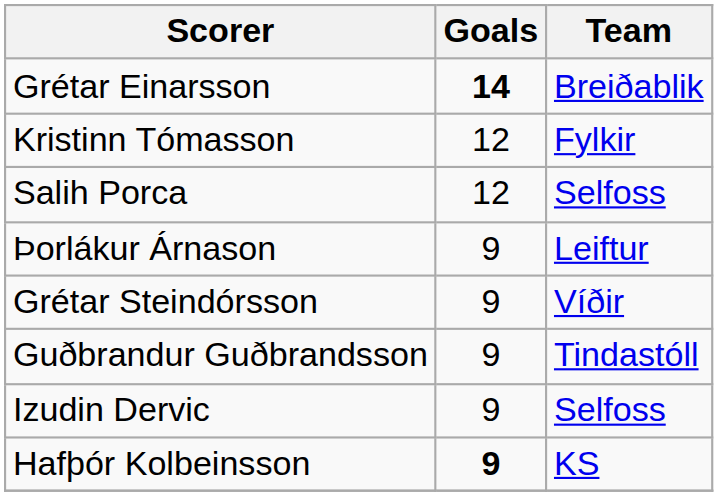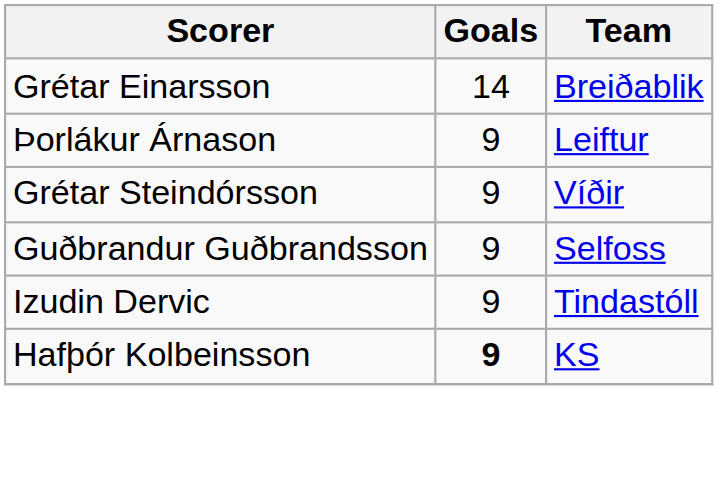(491, 85) bold -> (491, 85) normal
- row: (154, 139)
- row: (100, 193)
(626, 355) Tindastóll -> (610, 247) Selfoss
(610, 409) Selfoss -> (626, 301) Tindastóll
